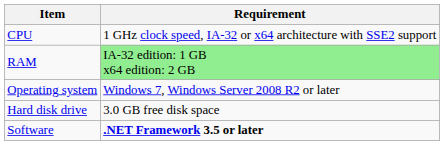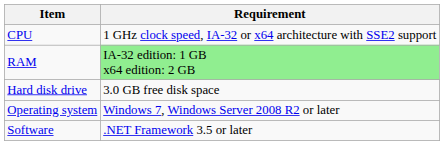rows swapped: (47, 110) <-> (52, 89)
(183, 130) bold -> (178, 130) normal
